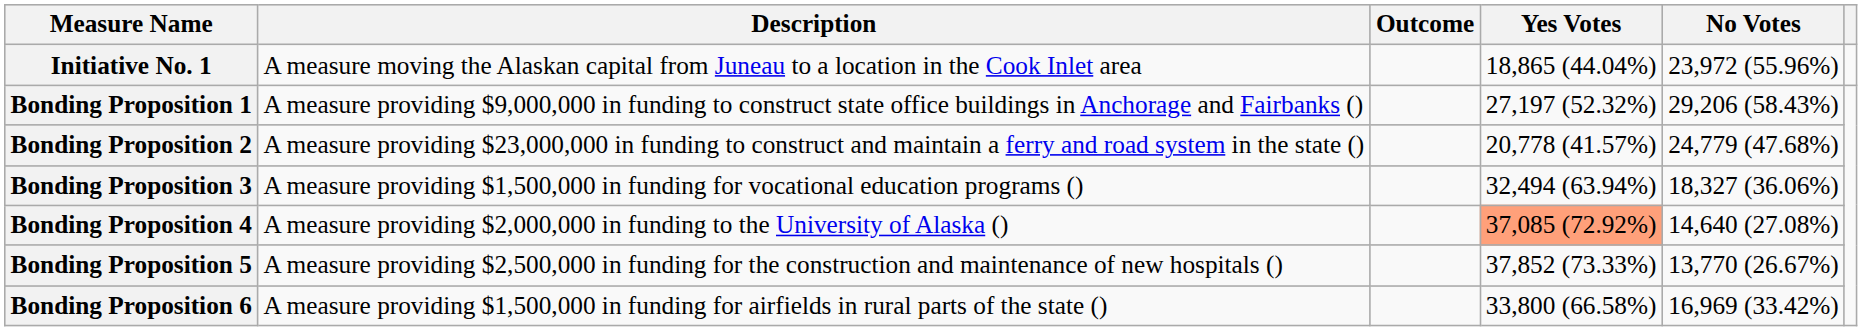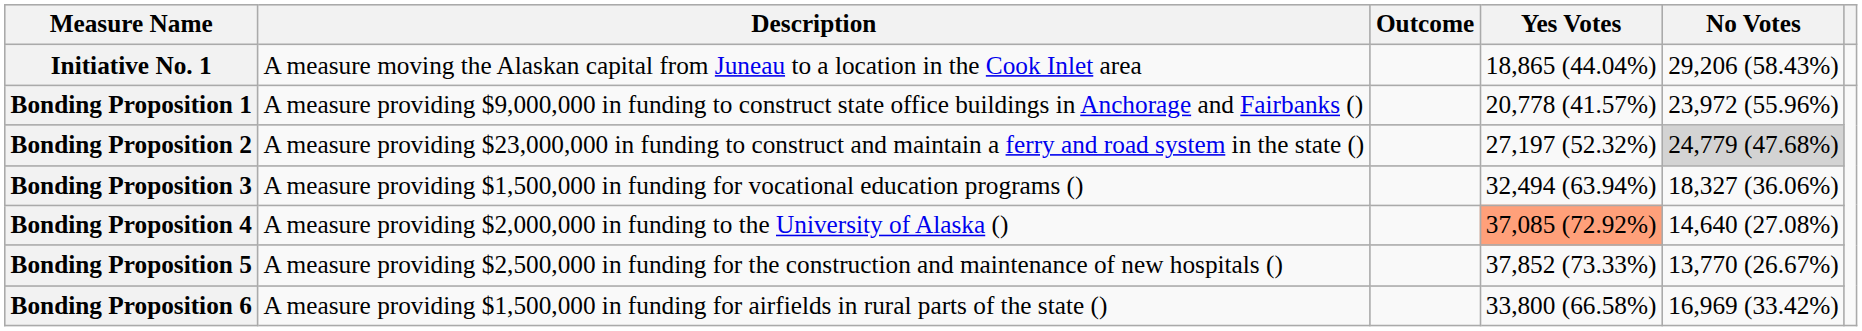(1753, 64) 23,972 (55.96%) -> (1753, 64) 29,206 (58.43%)
(1571, 104) 27,197 (52.32%) -> (1571, 104) 20,778 (41.57%)
(1753, 104) 29,206 (58.43%) -> (1753, 104) 23,972 (55.96%)
(1571, 144) 20,778 (41.57%) -> (1571, 144) 27,197 (52.32%)
(1753, 144) no background -> (1753, 144) lightgrey background
